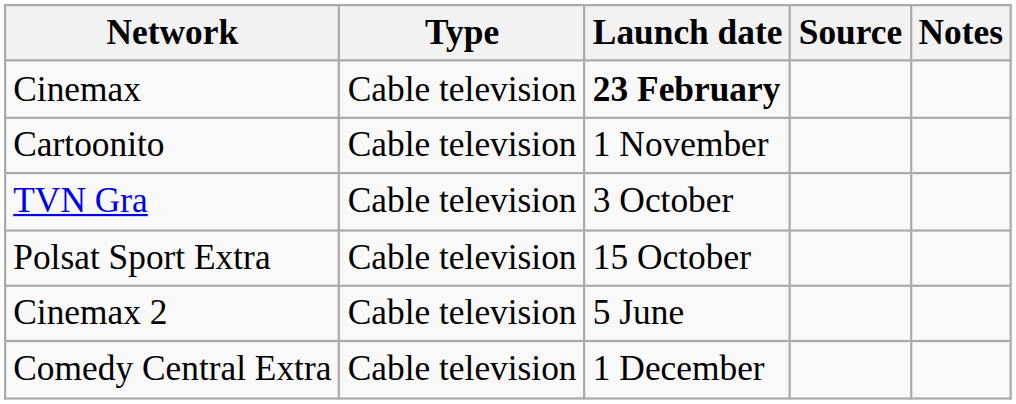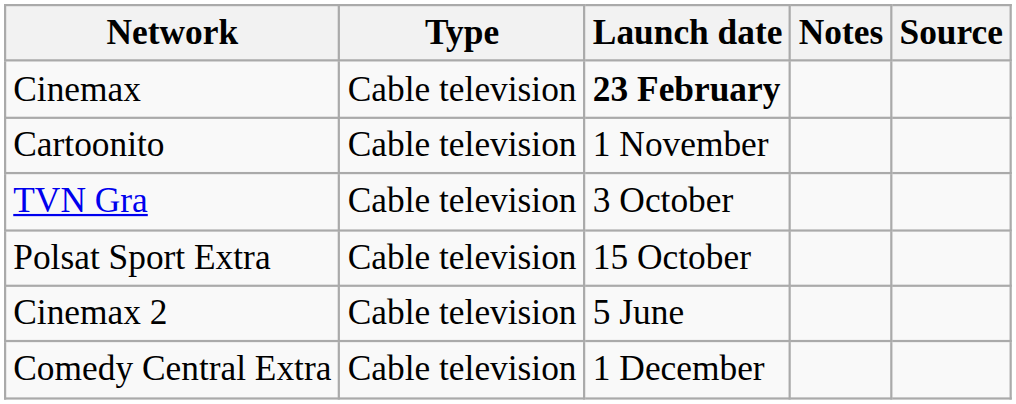columns swapped: (961, 32) <-> (850, 32)
